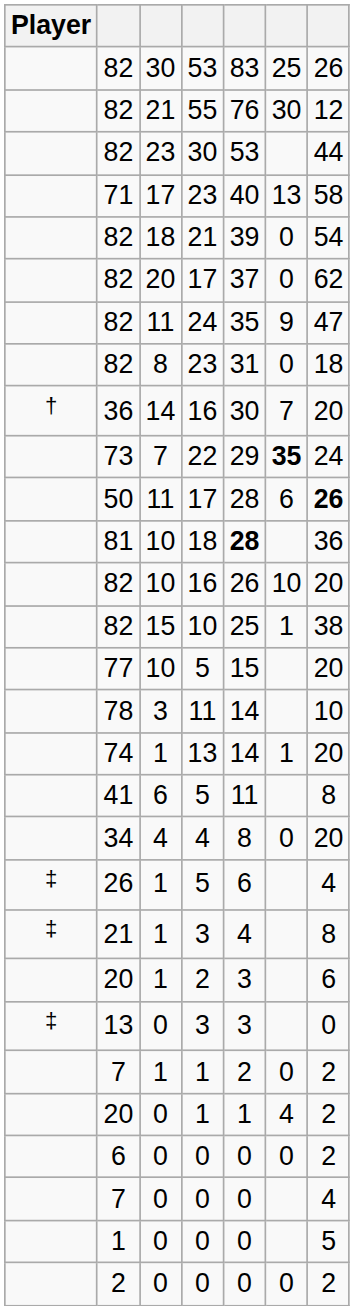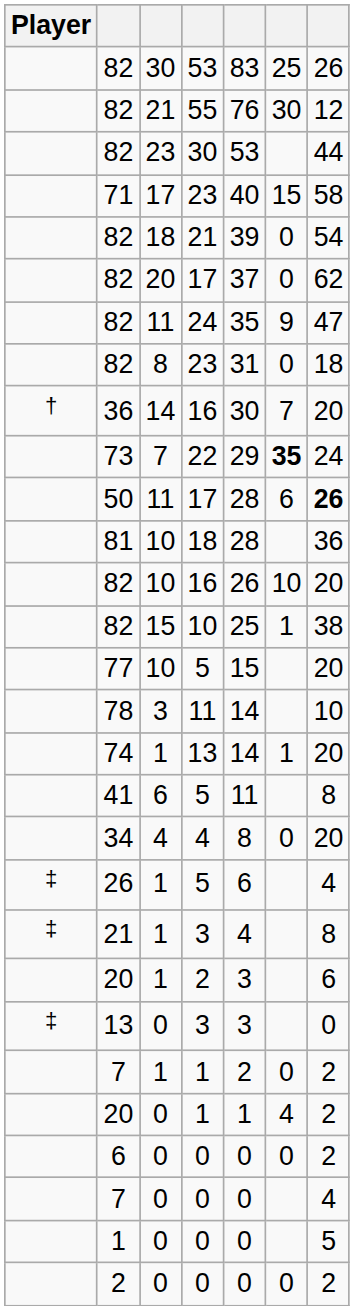(287, 195) 13 -> (287, 195) 15
(245, 541) bold -> (245, 541) normal
